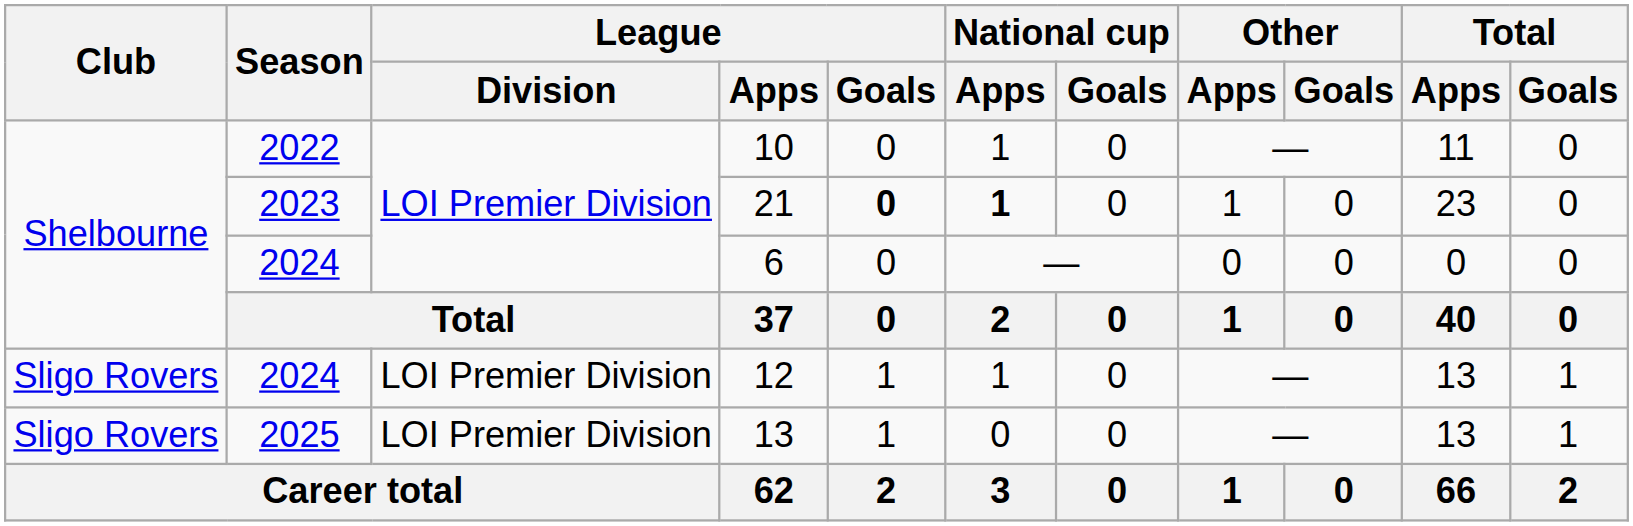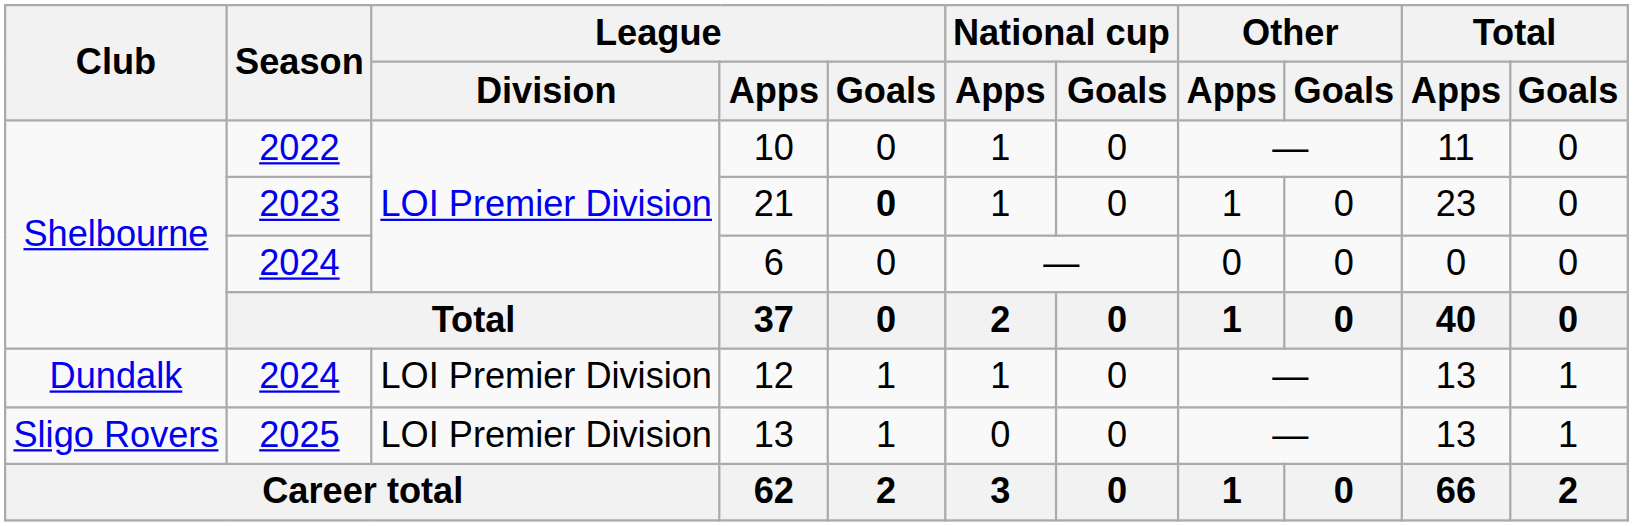(1000, 205) bold -> (1000, 205) normal
(116, 377) Sligo Rovers -> (116, 377) Dundalk
